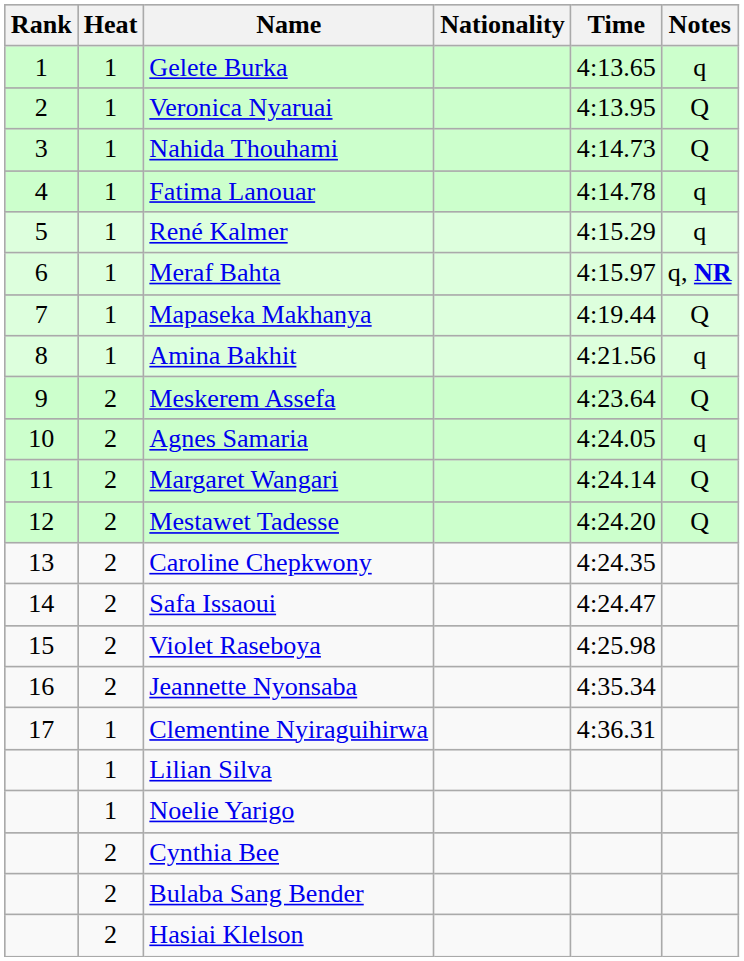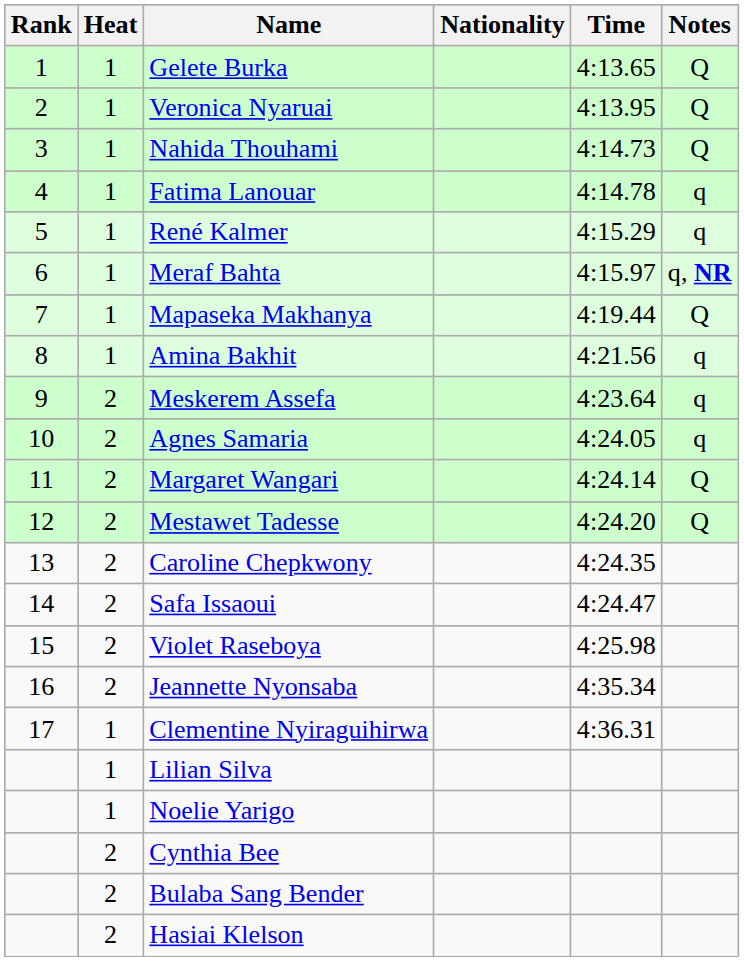(700, 66) q -> (700, 66) Q
(700, 397) Q -> (700, 397) q
